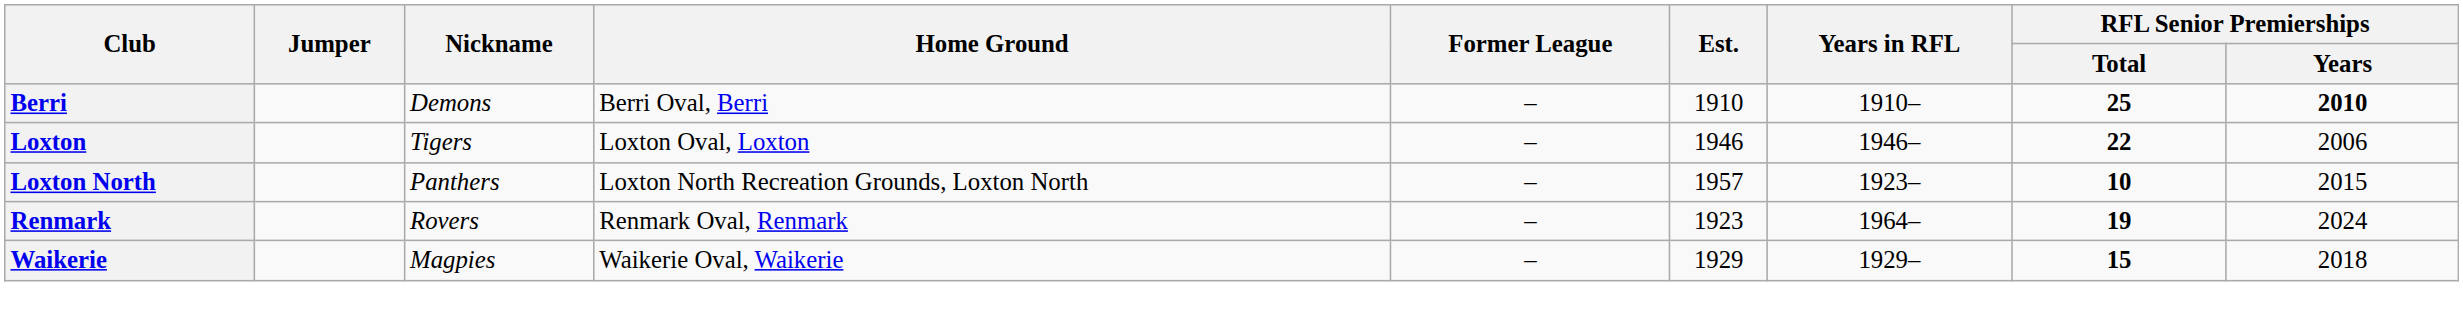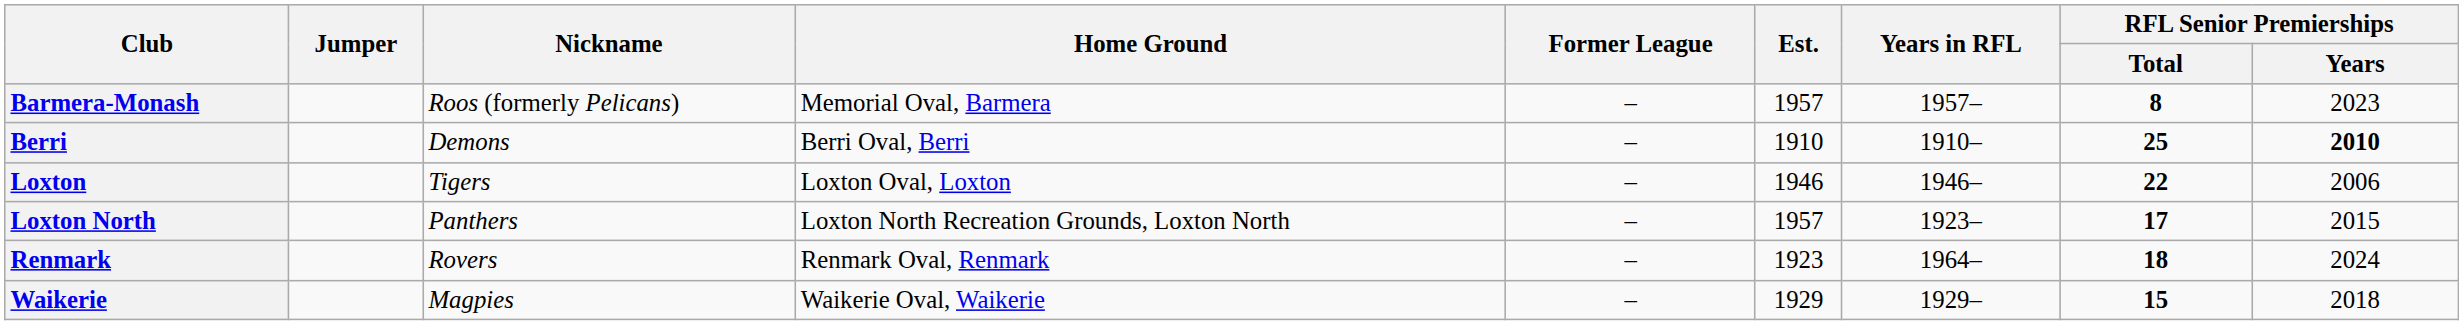+ row: (105, 102)
(2119, 181) 10 -> (2156, 220) 17
(2119, 220) 19 -> (2156, 260) 18
